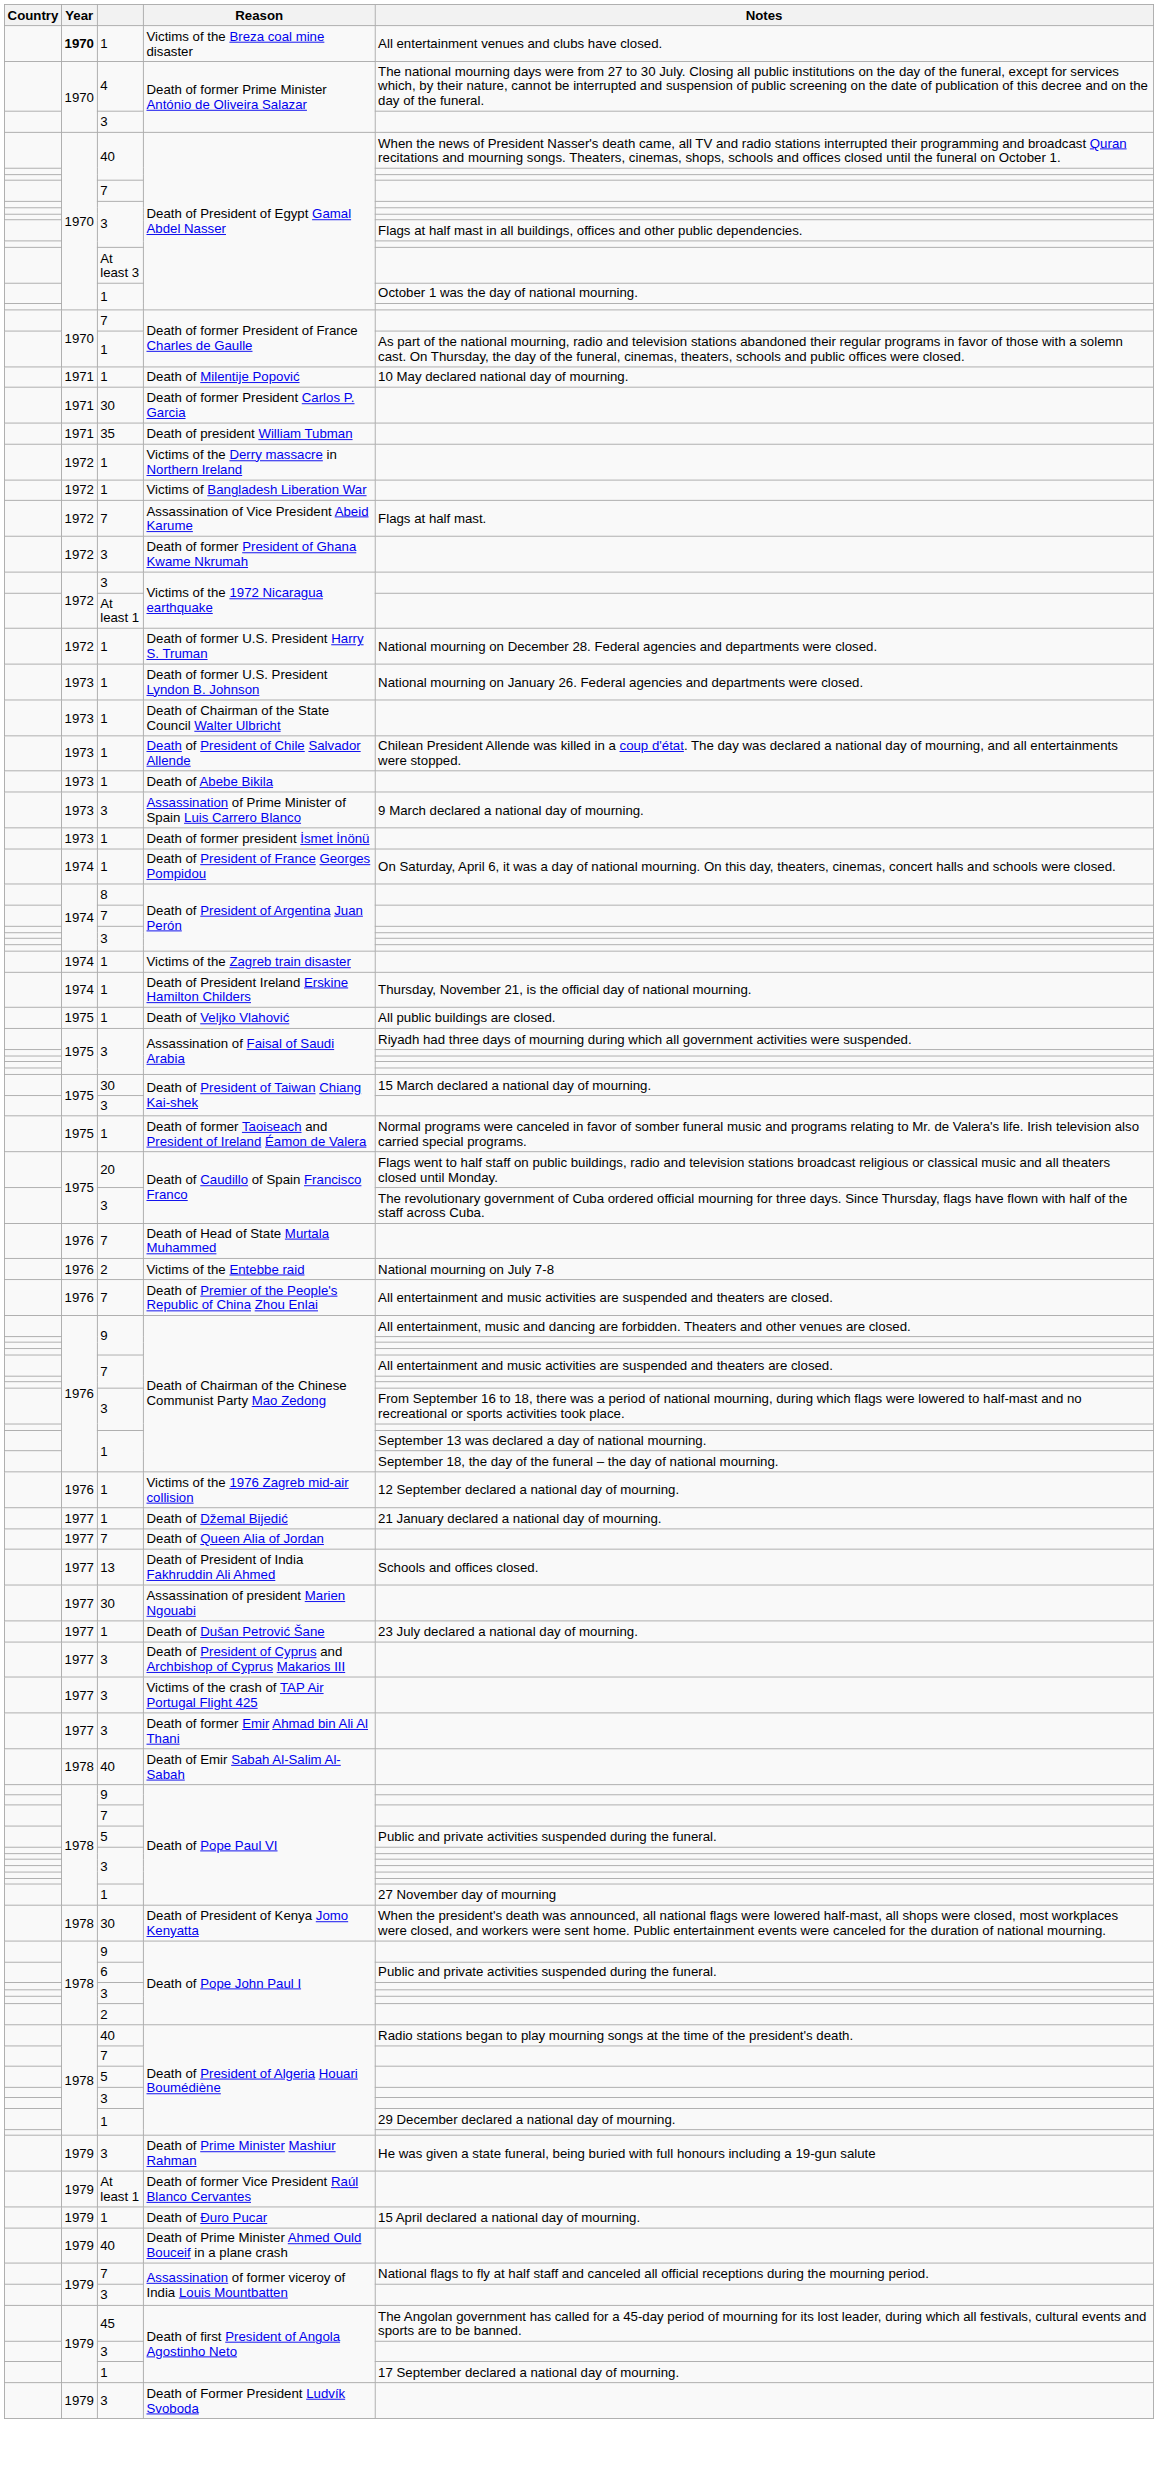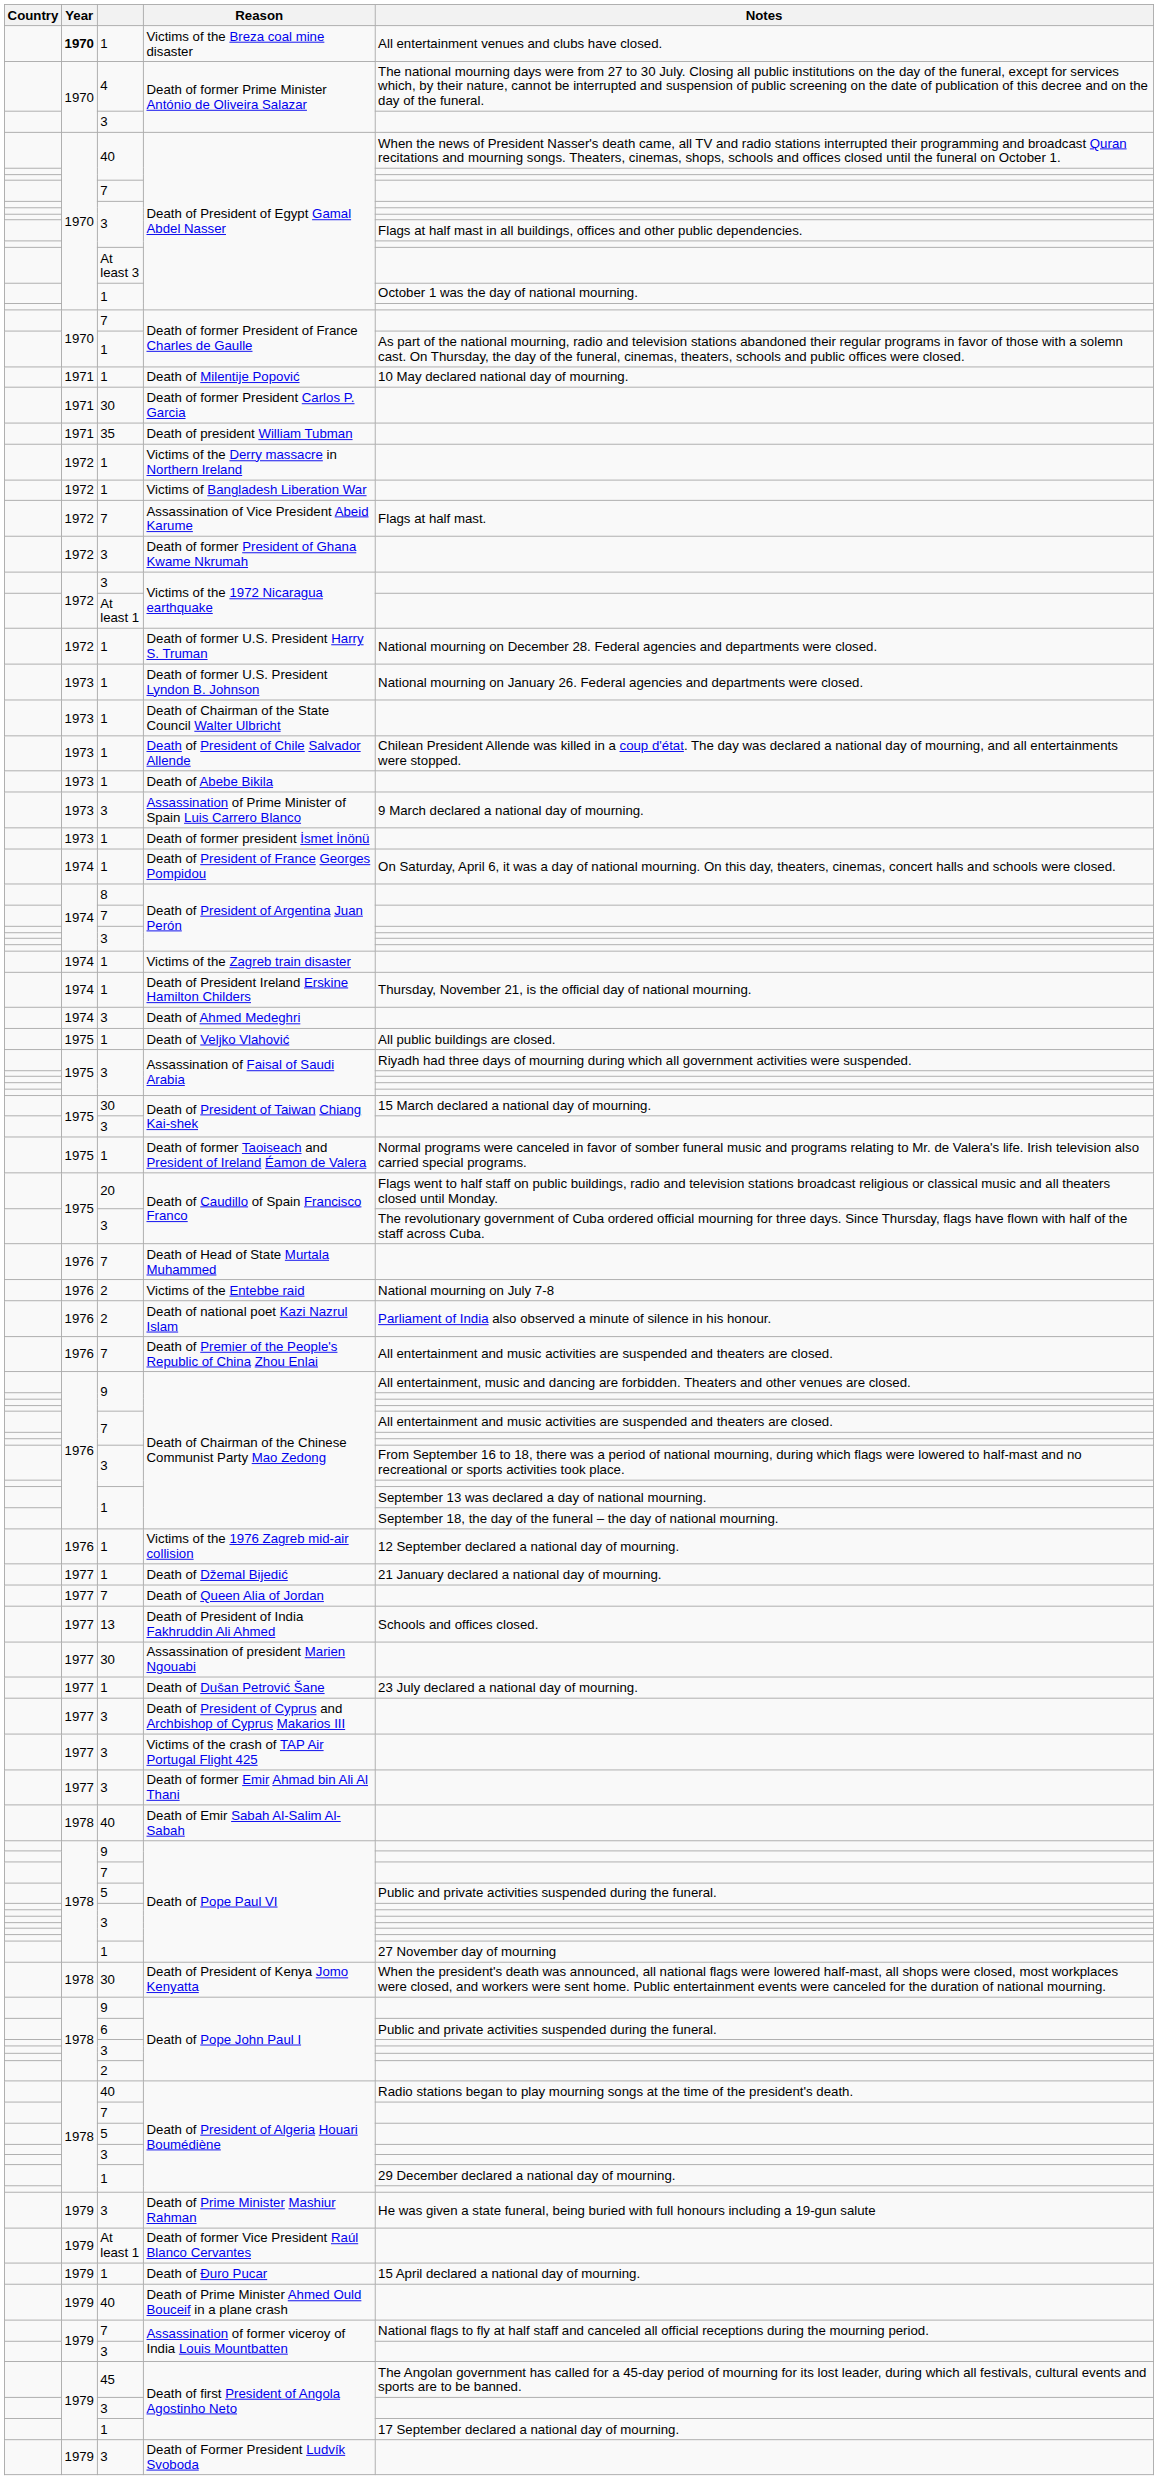+ row: (104, 1018)
+ row: (104, 1319)
